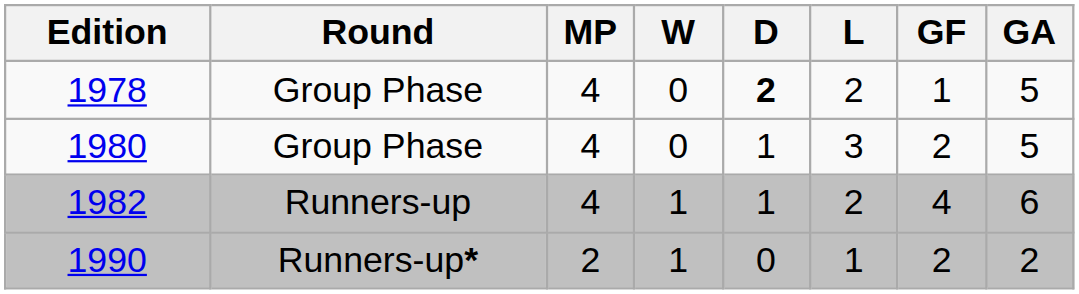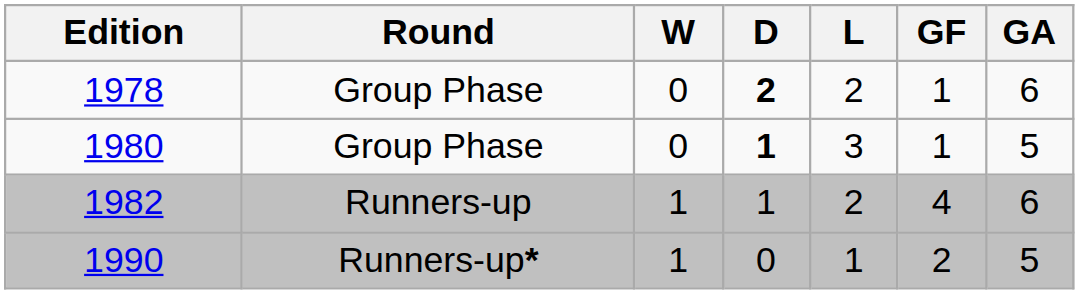- column: (590, 32)
(1029, 89) 5 -> (1029, 89) 6
(766, 145) normal -> (766, 145) bold
(942, 145) 2 -> (942, 145) 1
(1029, 259) 2 -> (1029, 259) 5
